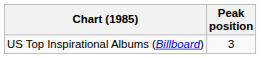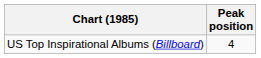(231, 44) 3 -> (231, 44) 4
